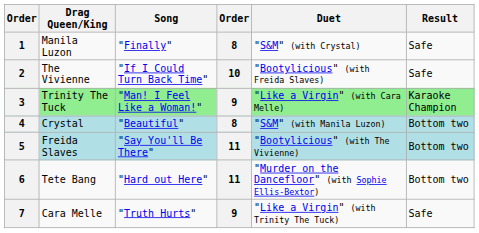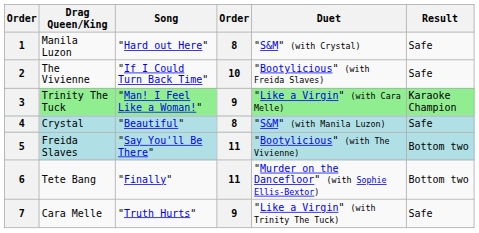(145, 46) "Finally" -> (163, 46) "Hard out Here"
(439, 124) Bottom two -> (420, 124) Safe
(163, 180) "Hard out Here" -> (145, 180) "Finally"
